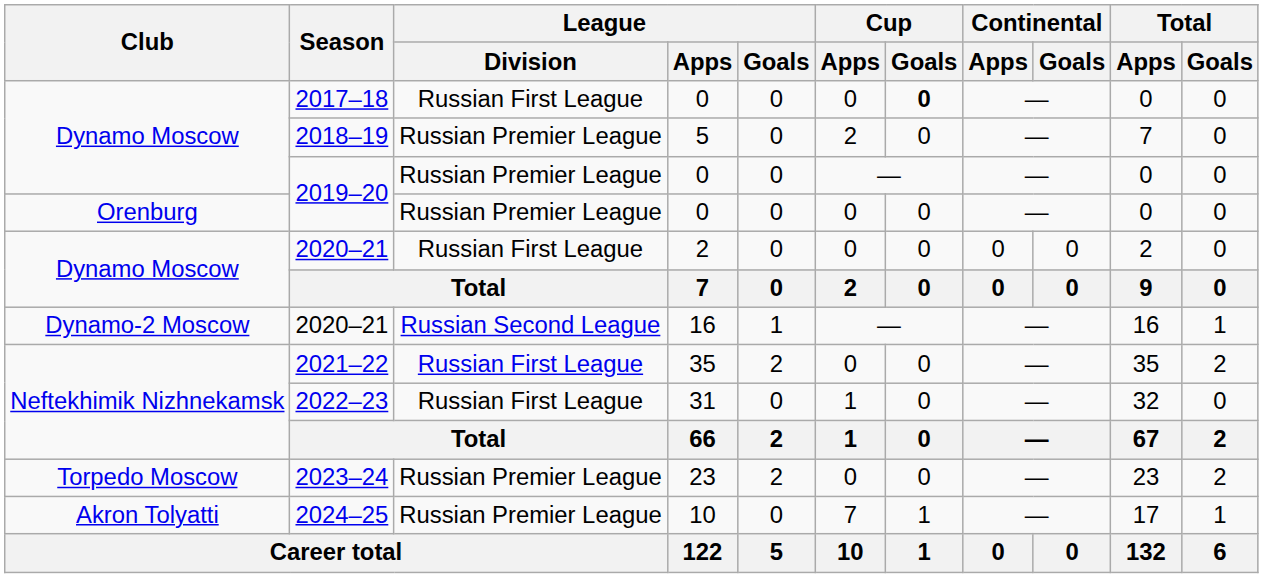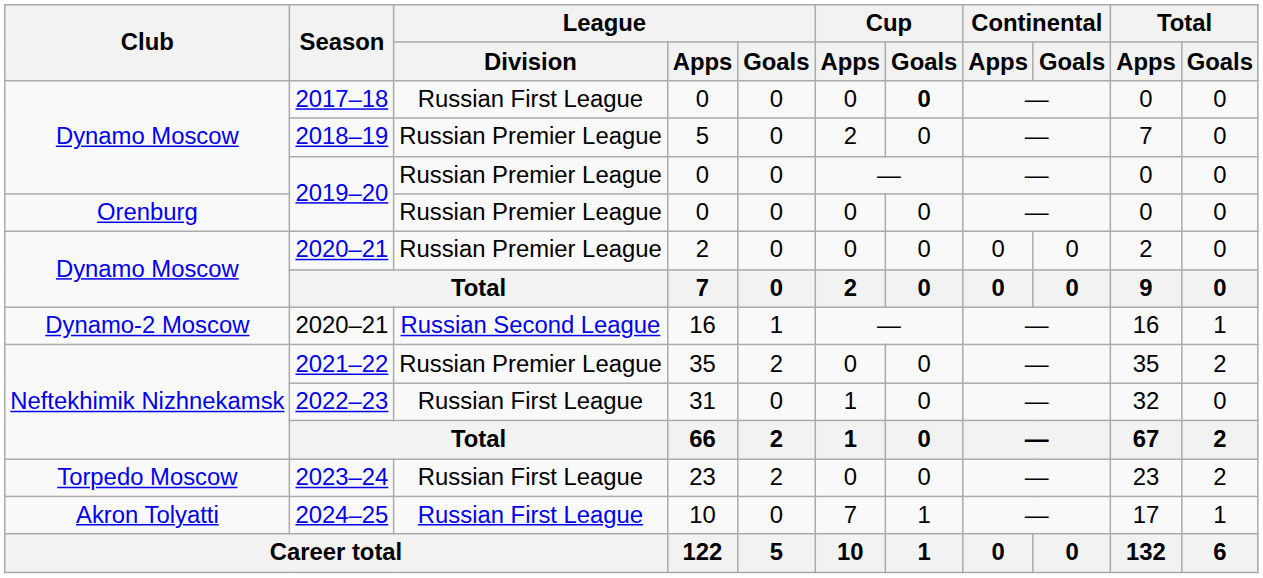(530, 250) Russian First League -> (530, 250) Russian Premier League
(530, 363) Russian First League -> (530, 363) Russian Premier League
(530, 477) Russian Premier League -> (530, 477) Russian First League
(530, 514) Russian Premier League -> (530, 514) Russian First League
